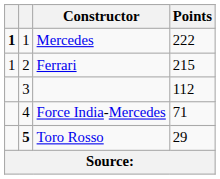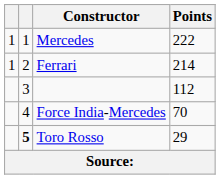(12, 40) bold -> (12, 40) normal
(184, 64) 215 -> (184, 64) 214
(180, 113) 71 -> (180, 113) 70
